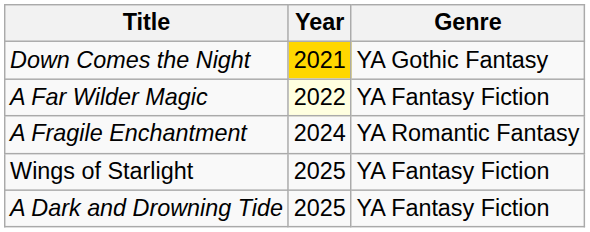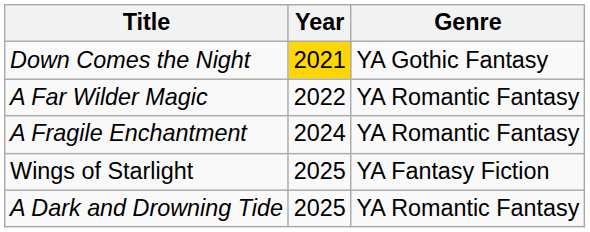(320, 97) lightyellow background -> (320, 97) no background
(453, 97) YA Fantasy Fiction -> (468, 97) YA Romantic Fantasy
(453, 208) YA Fantasy Fiction -> (468, 208) YA Romantic Fantasy
